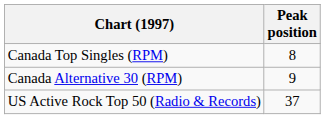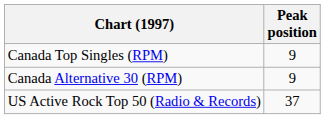(292, 55) 8 -> (292, 55) 9
